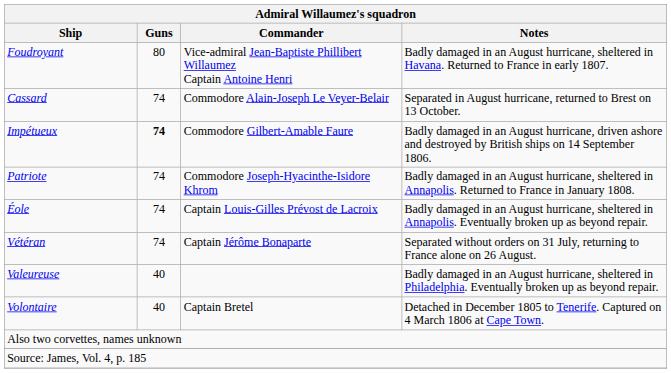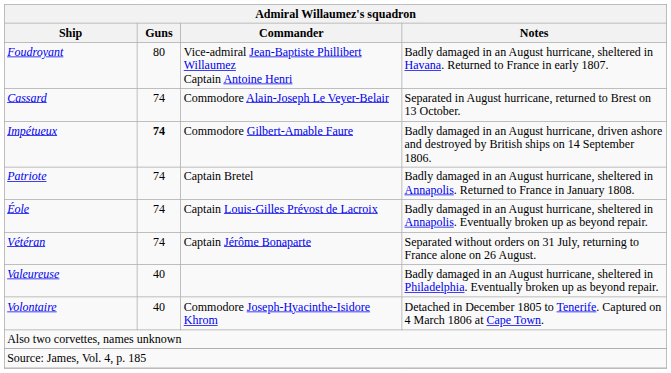(277, 183) Commodore Joseph-Hyacinthe-Isidore Khrom -> (219, 176) Captain Bretel
(219, 306) Captain Bretel -> (277, 313) Commodore Joseph-Hyacinthe-Isidore Khrom
